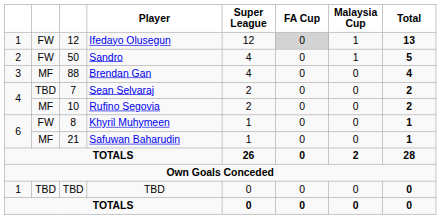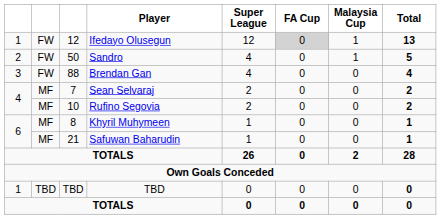(46, 73) MF -> (46, 73) FW
(46, 90) TBD -> (46, 90) MF
(46, 123) FW -> (46, 123) MF
